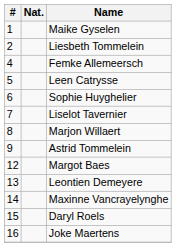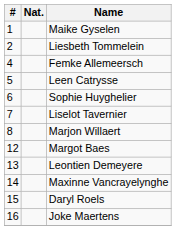- row: (90, 149)
